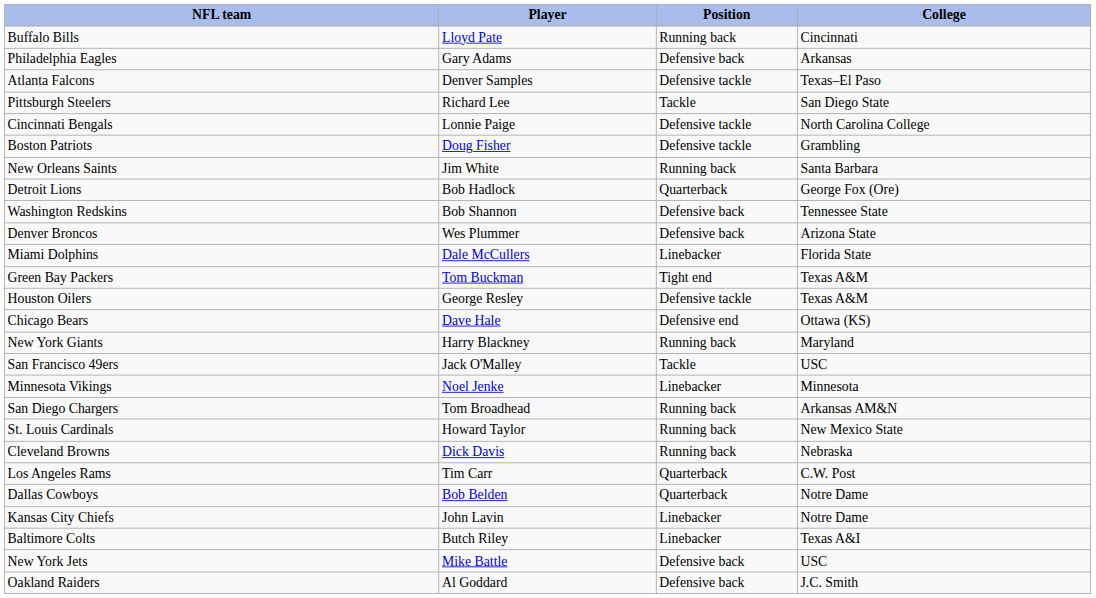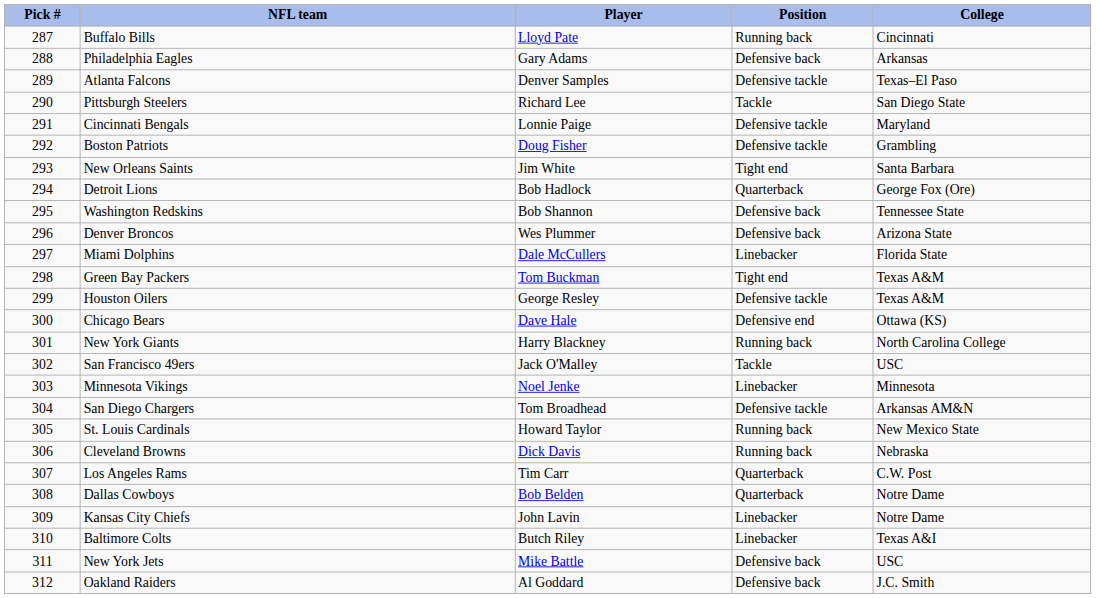+ column: (42, 15)
(865, 124) North Carolina College -> (903, 124) Maryland
(698, 168) Running back -> (762, 168) Tight end
(827, 342) Maryland -> (941, 342) North Carolina College
(698, 408) Running back -> (781, 408) Defensive tackle
